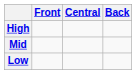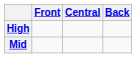- row: (18, 61)
